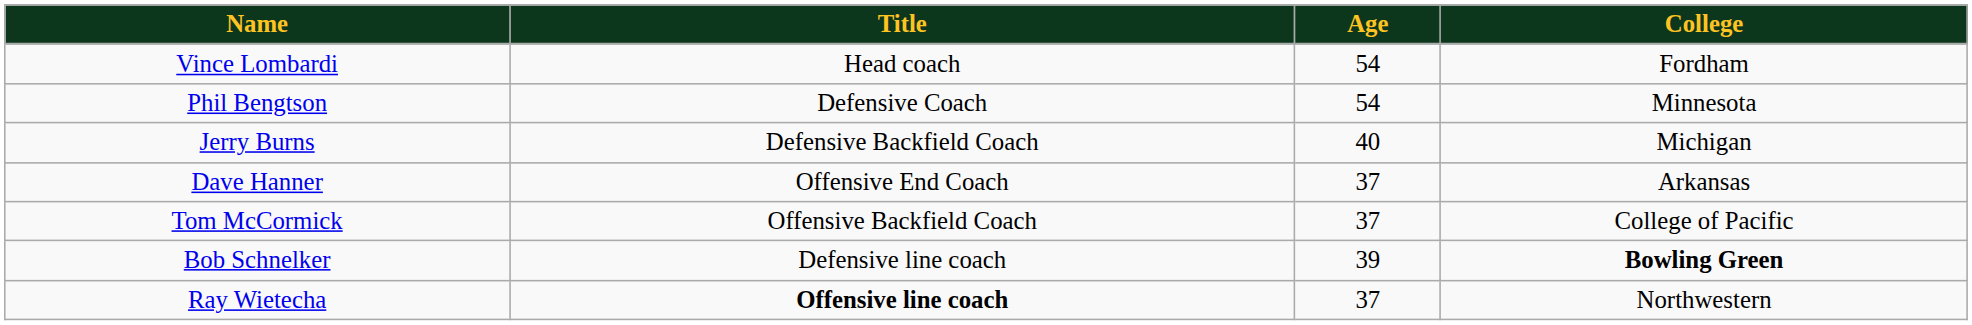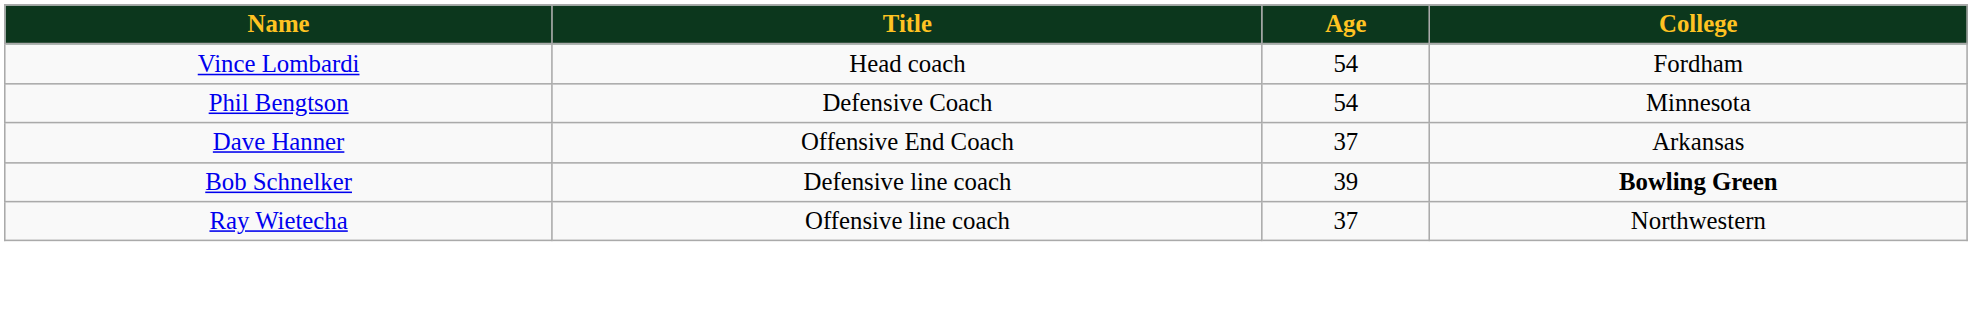- row: (257, 142)
- row: (257, 220)
(902, 299) bold -> (907, 220) normal
